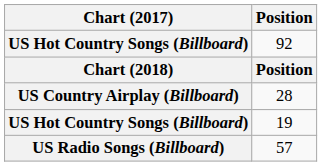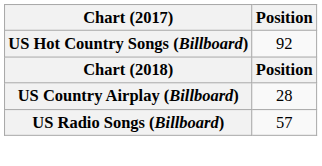- row: (284, 122)
